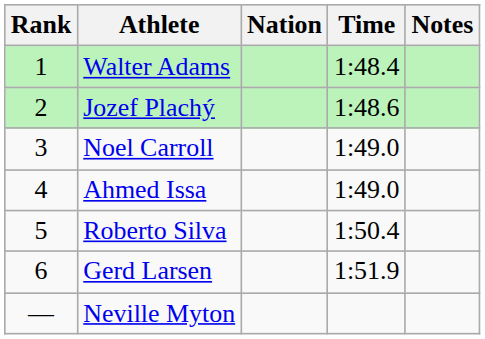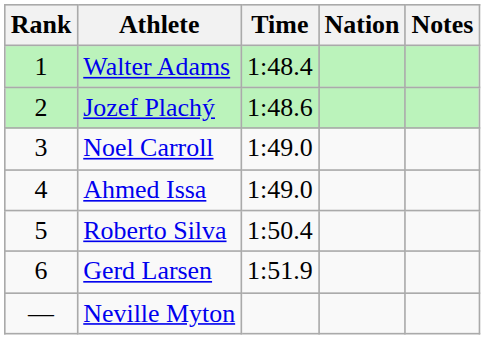columns swapped: (285, 25) <-> (367, 25)
